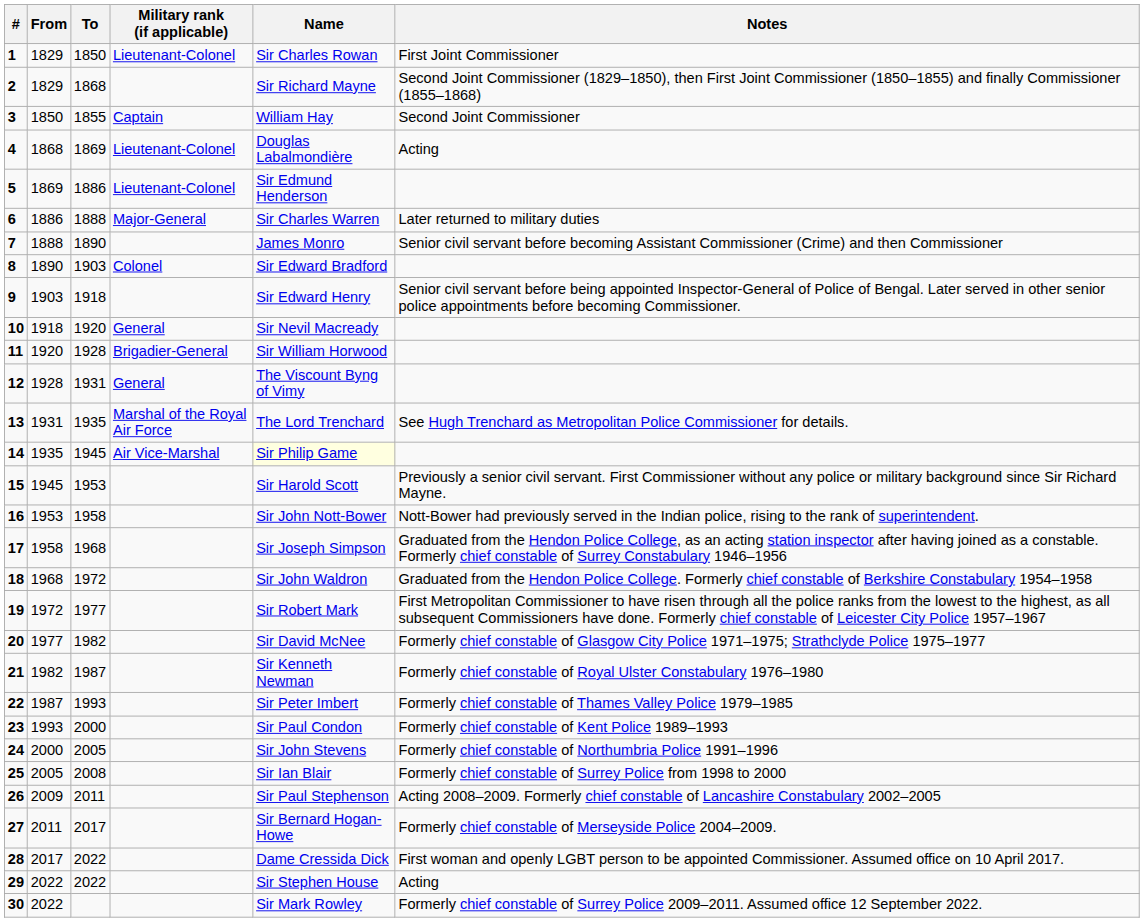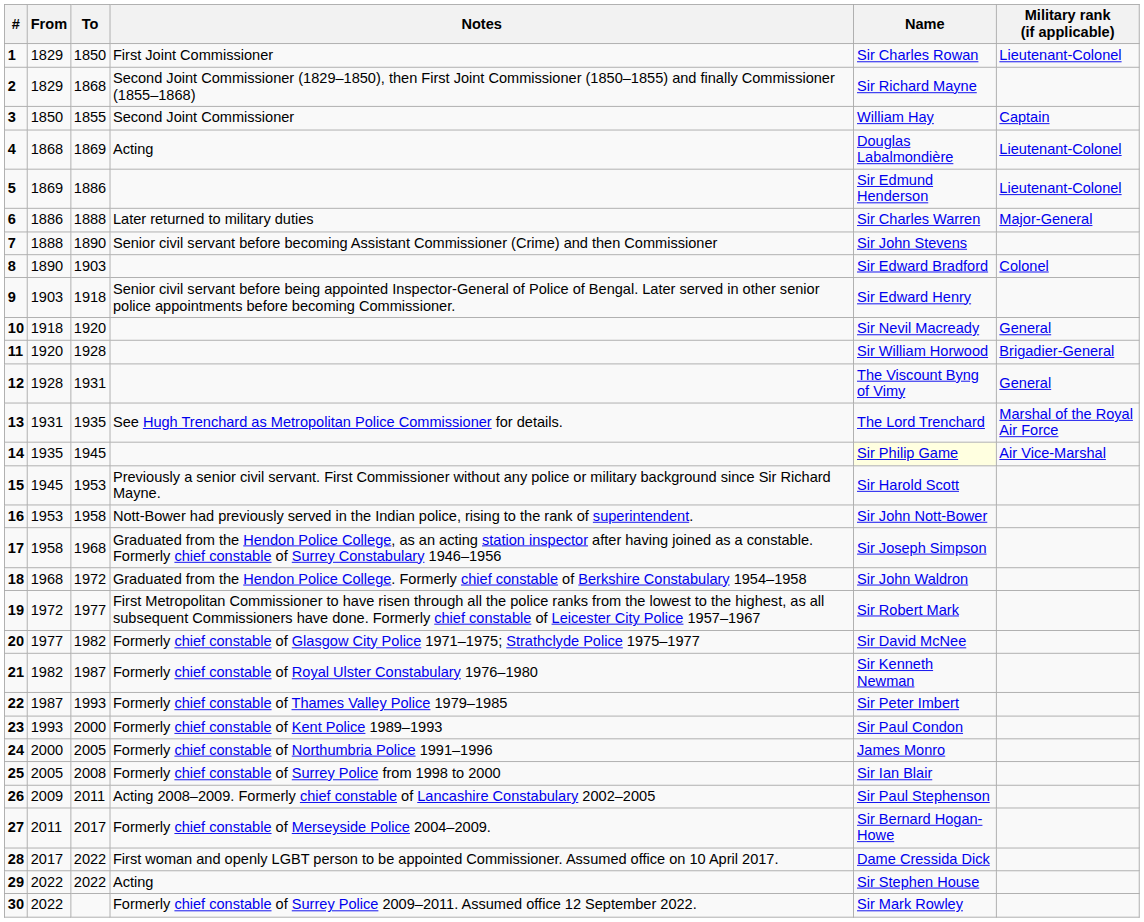columns swapped: (181, 24) <-> (767, 24)
(300, 243) James Monro -> (912, 243) Sir John Stevens
(311, 750) Sir John Stevens -> (901, 750) James Monro
